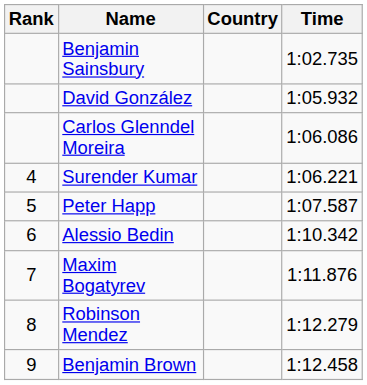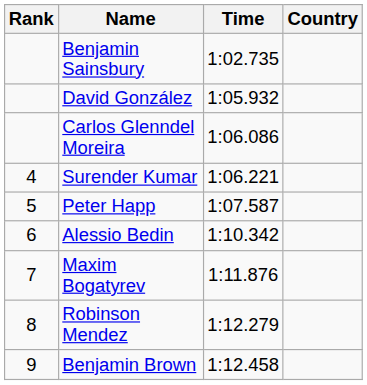columns swapped: (243, 19) <-> (322, 19)
